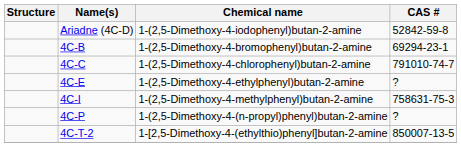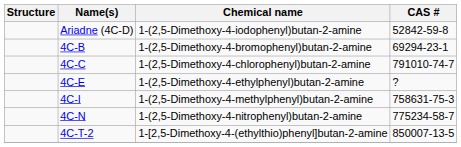+ row: (73, 116)
- row: (73, 116)
